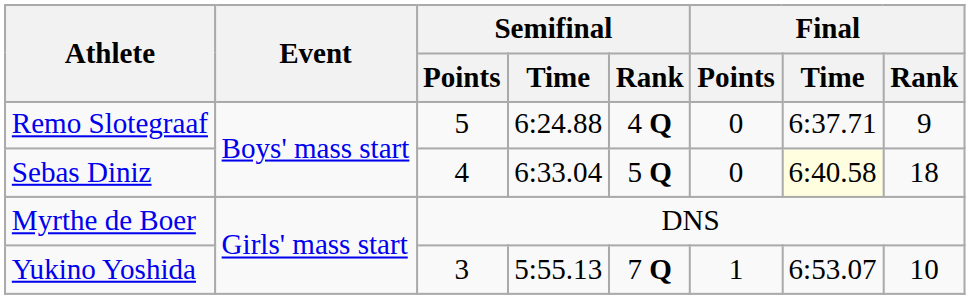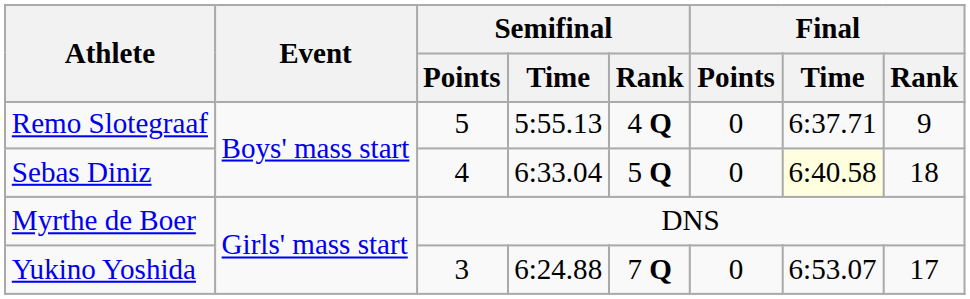(558, 124) 6:24.88 -> (558, 124) 5:55.13
(558, 268) 5:55.13 -> (558, 268) 6:24.88
(736, 268) 1 -> (736, 268) 0
(924, 268) 10 -> (924, 268) 17
